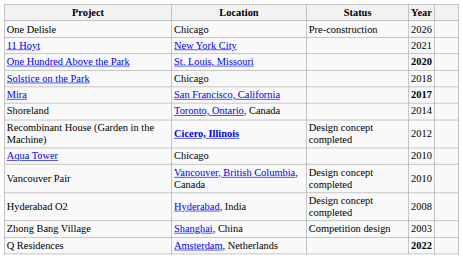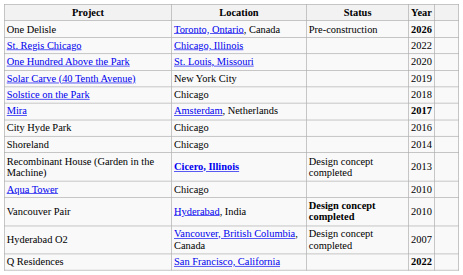(191, 29) Chicago -> (227, 29) Toronto, Ontario, Canada
(422, 29) normal -> (422, 29) bold
+ row: (44, 45)
- row: (23, 45)
(422, 62) bold -> (422, 62) normal
+ row: (71, 78)
(227, 95) San Francisco, California -> (226, 111) Amsterdam, Netherlands
+ row: (39, 128)
(227, 111) Toronto, Ontario, Canada -> (191, 144) Chicago
(422, 134) 2012 -> (422, 167) 2013
(236, 178) Vancouver, British Columbia, Canada -> (210, 211) Hyderabad, India
(341, 178) normal -> (342, 211) bold
(210, 206) Hyderabad, India -> (236, 239) Vancouver, British Columbia, Canada
(422, 206) 2008 -> (422, 239) 2007
- row: (49, 229)
(226, 245) Amsterdam, Netherlands -> (227, 262) San Francisco, California
